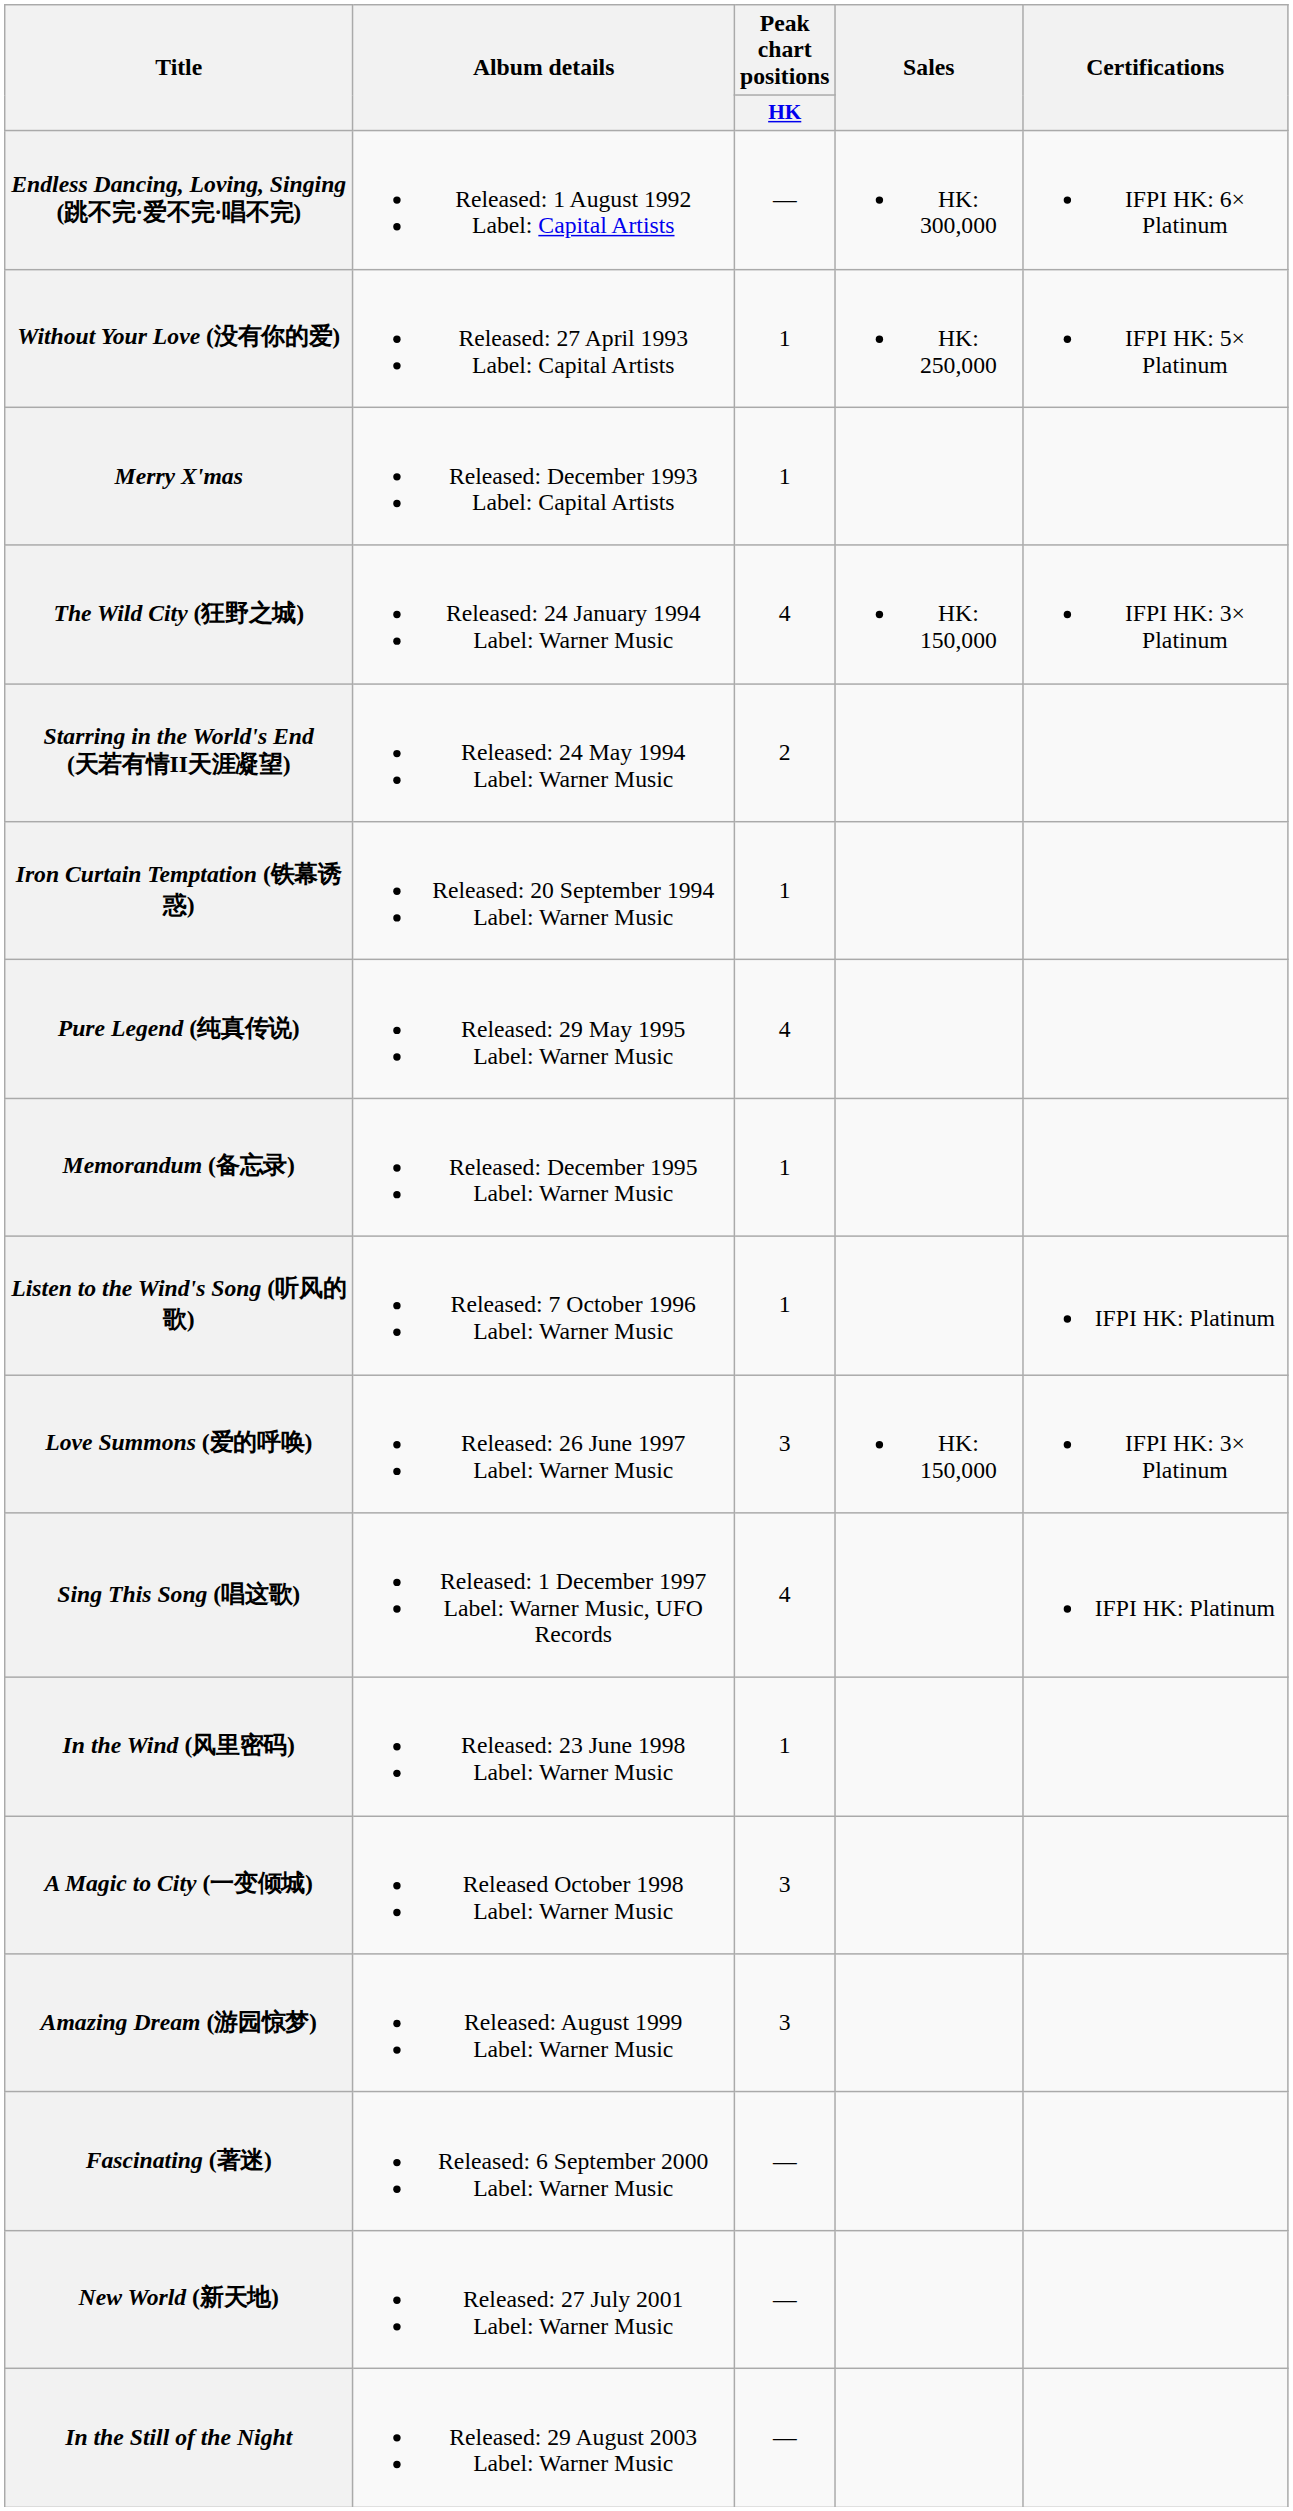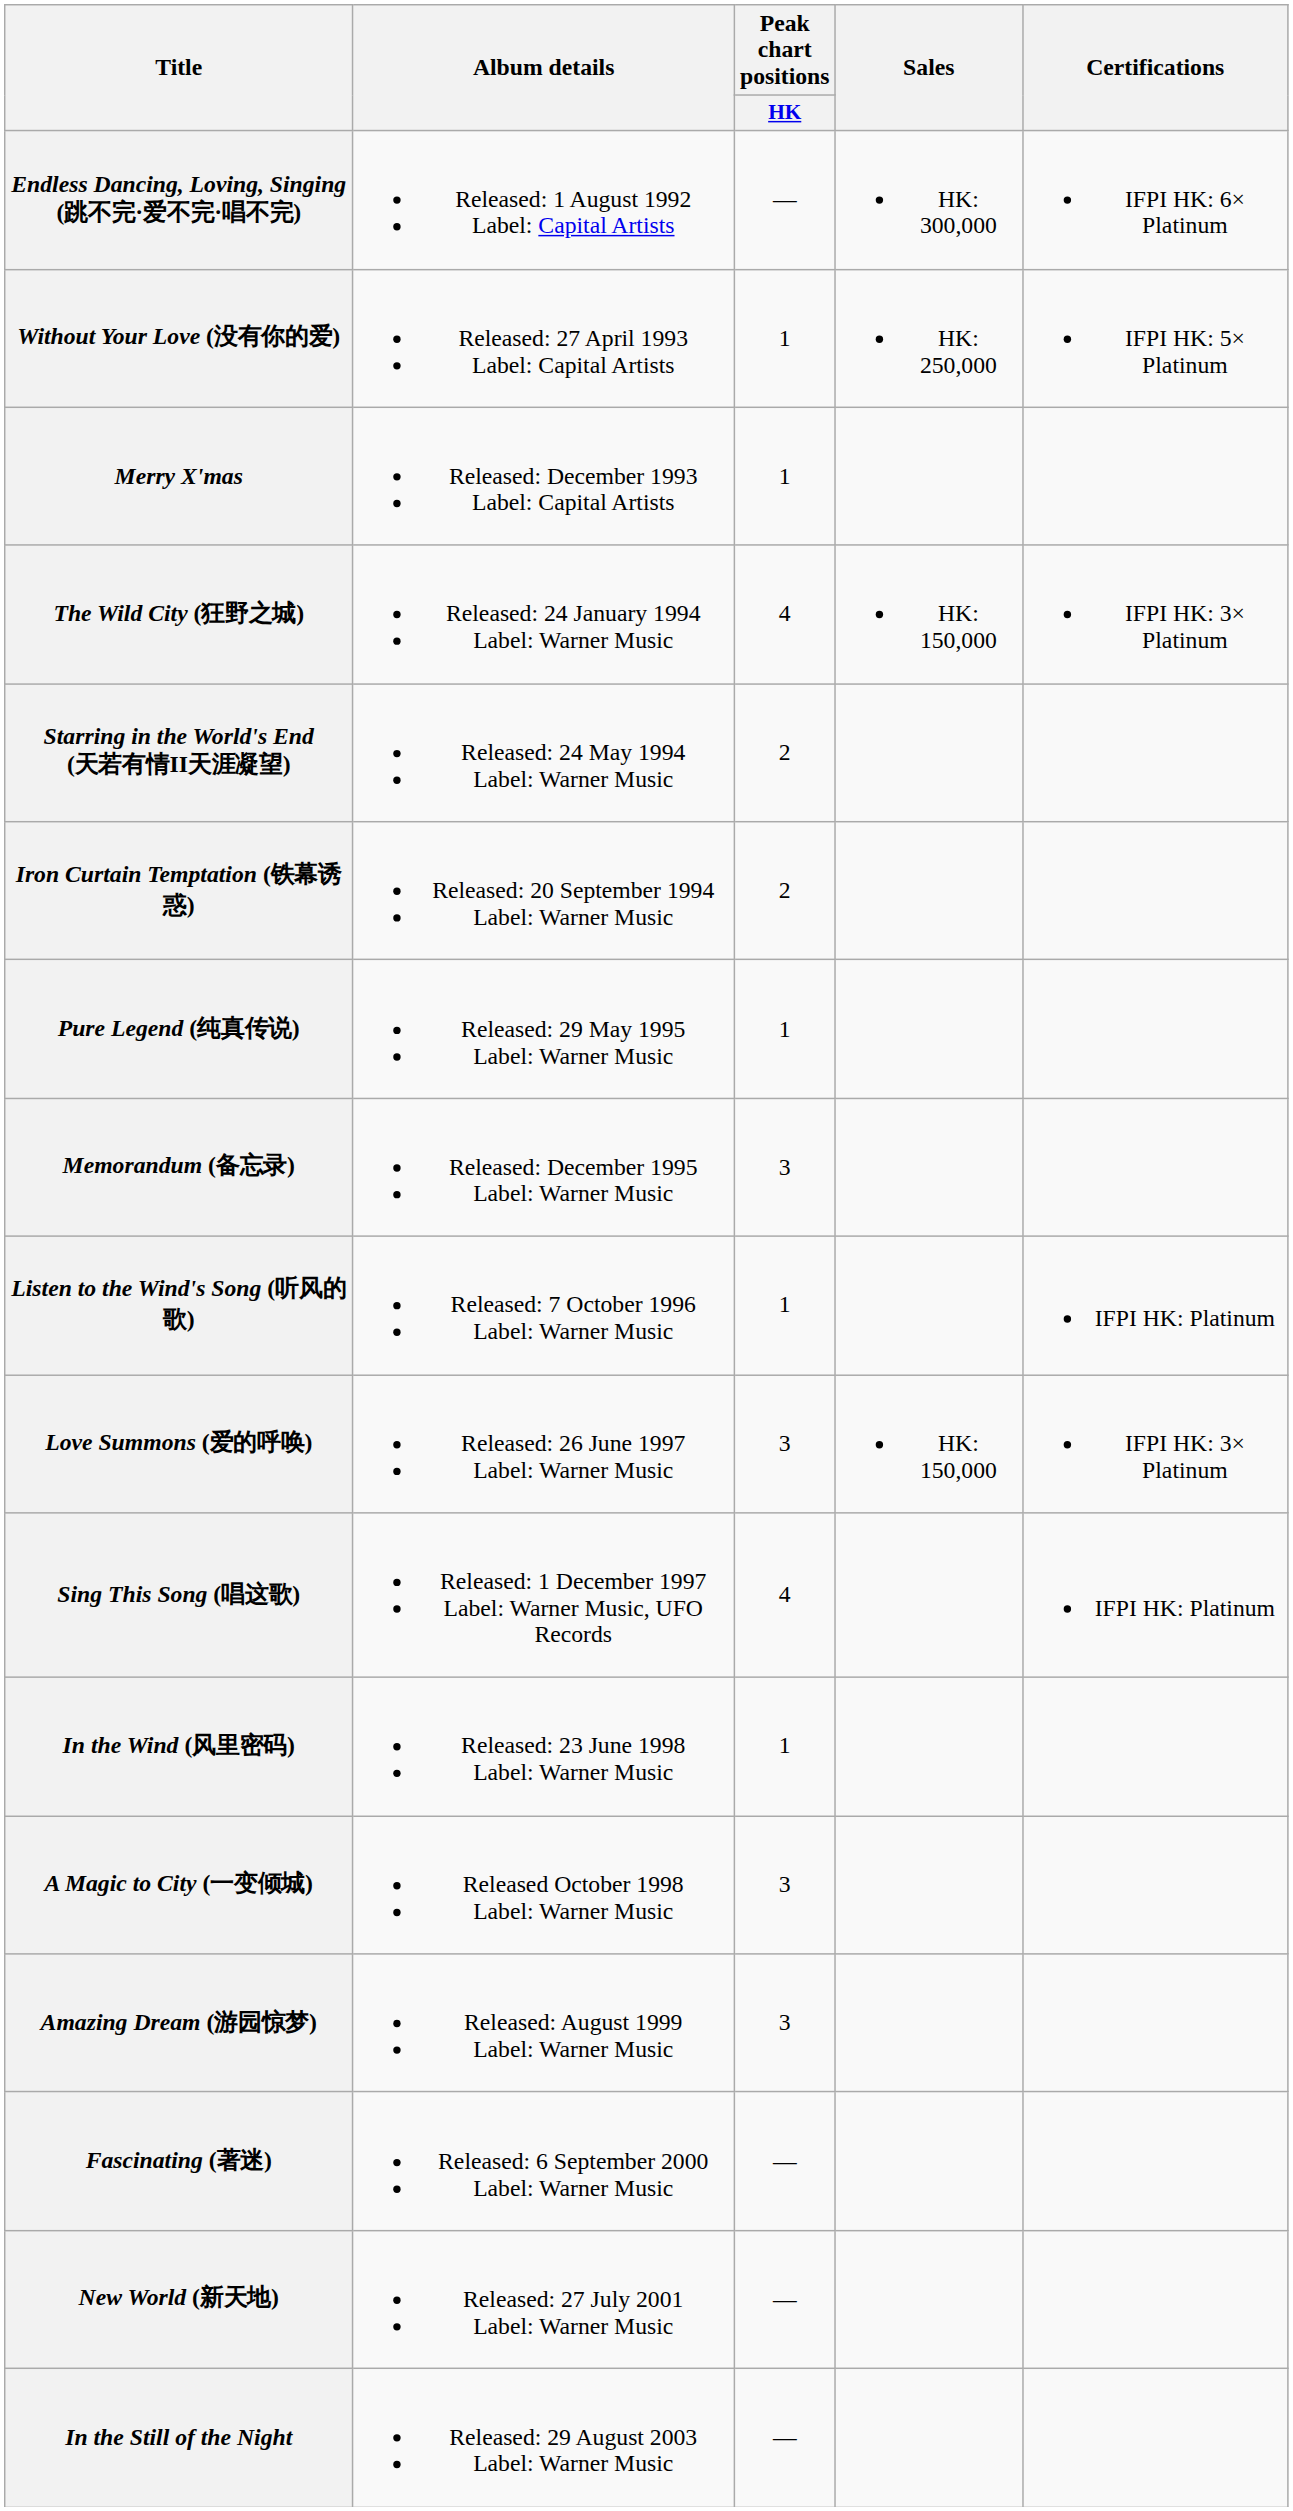(785, 890) 1 -> (785, 890) 2
(785, 1028) 4 -> (785, 1028) 1
(785, 1166) 1 -> (785, 1166) 3
